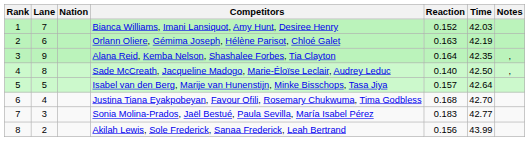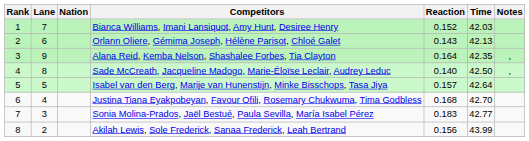(445, 41) 0.163 -> (445, 41) 0.143
(481, 41) 42.19 -> (481, 41) 42.13
